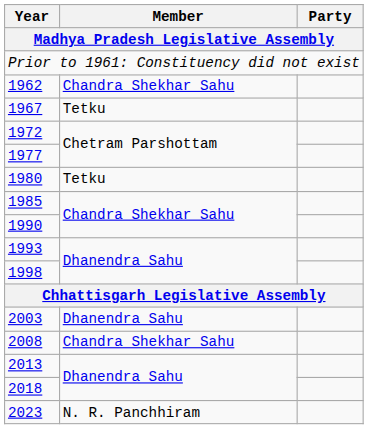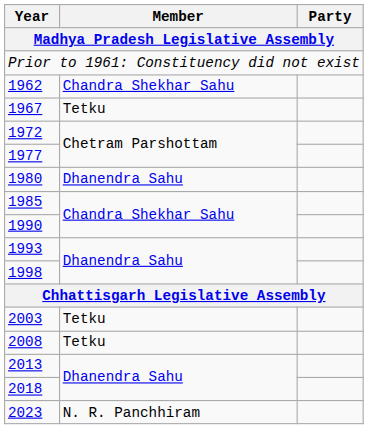(84, 179) Tetku -> (123, 179) Dhanendra Sahu
(123, 319) Dhanendra Sahu -> (84, 319) Tetku
(149, 342) Chandra Shekhar Sahu -> (84, 342) Tetku
